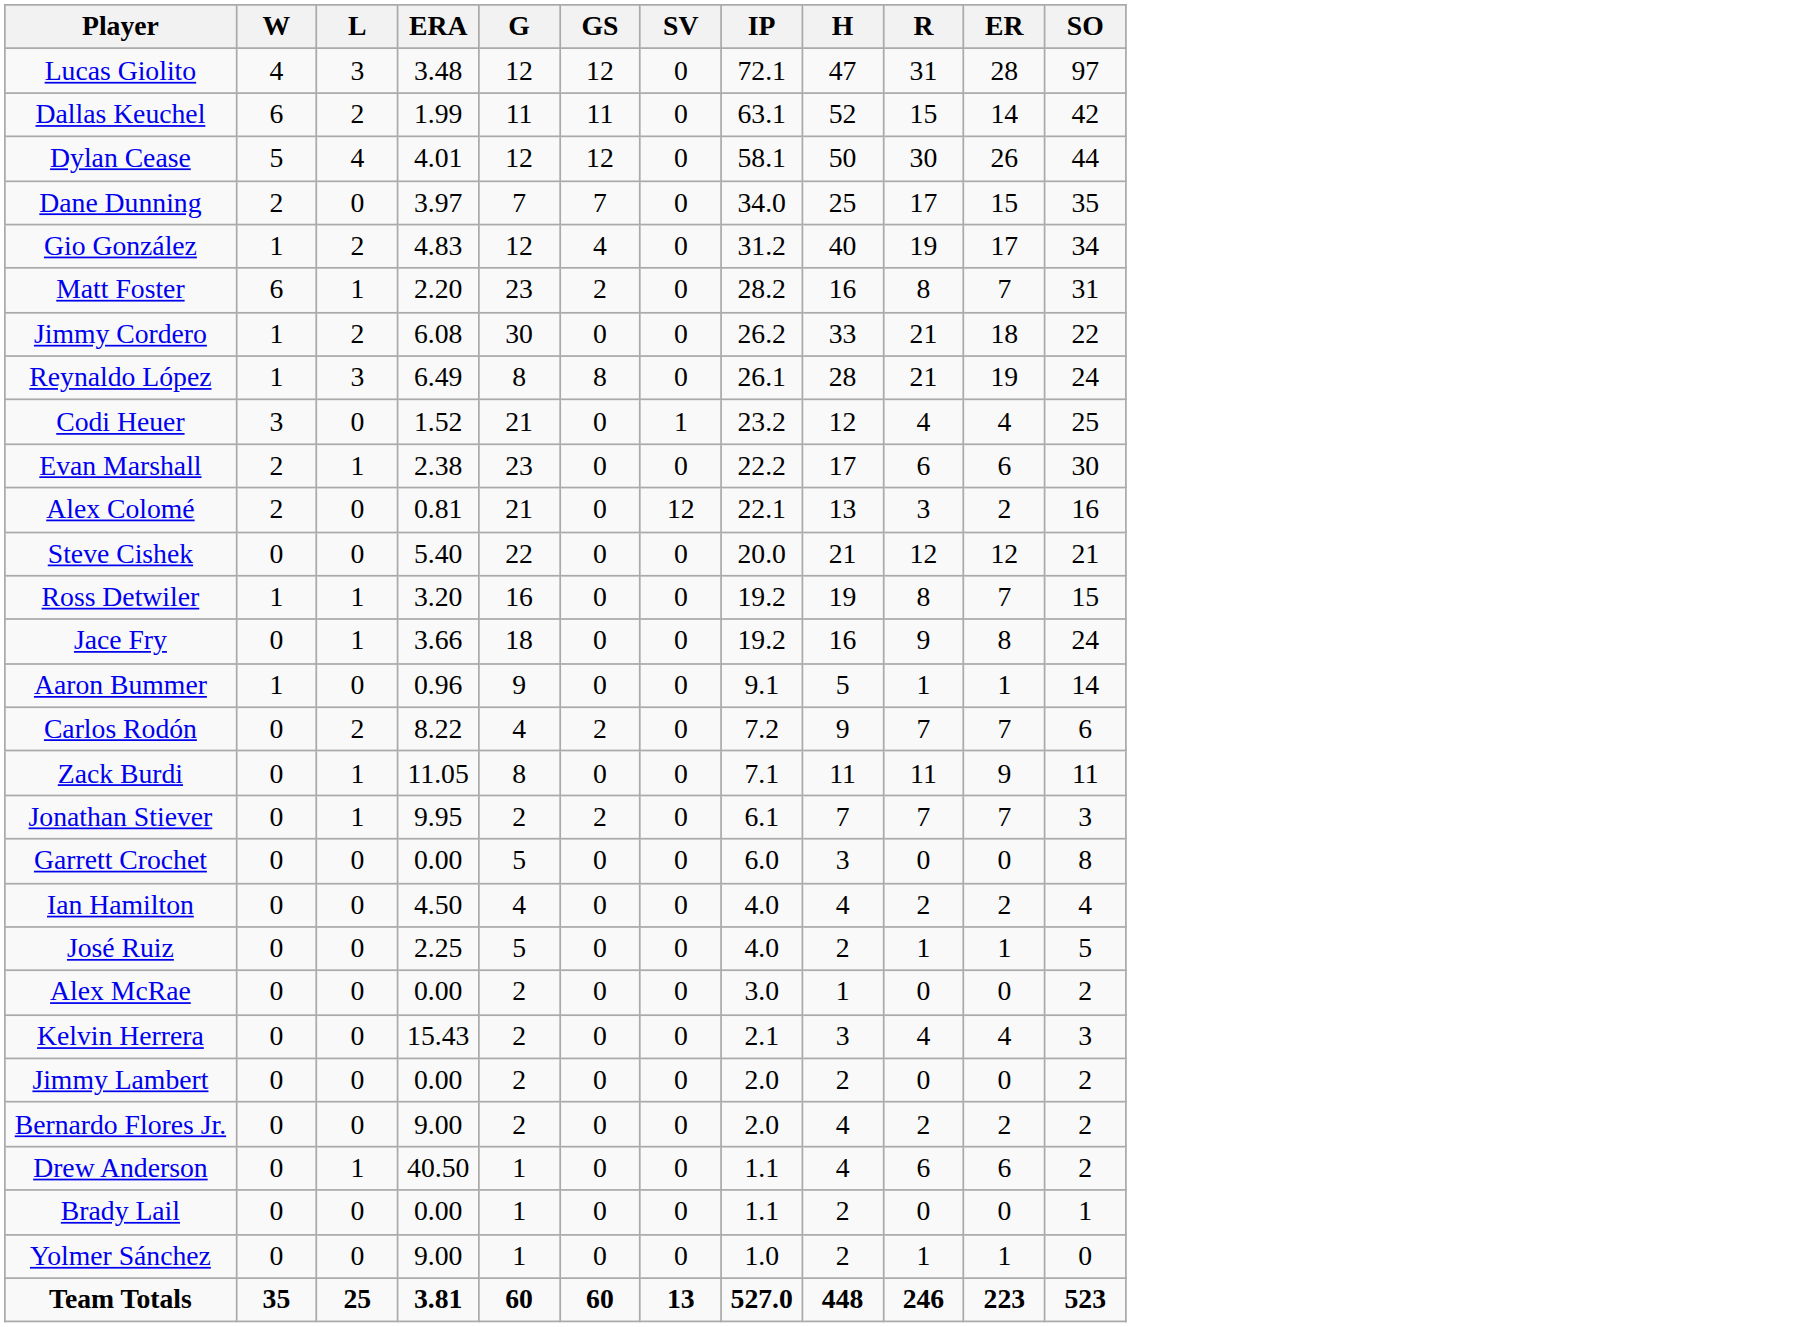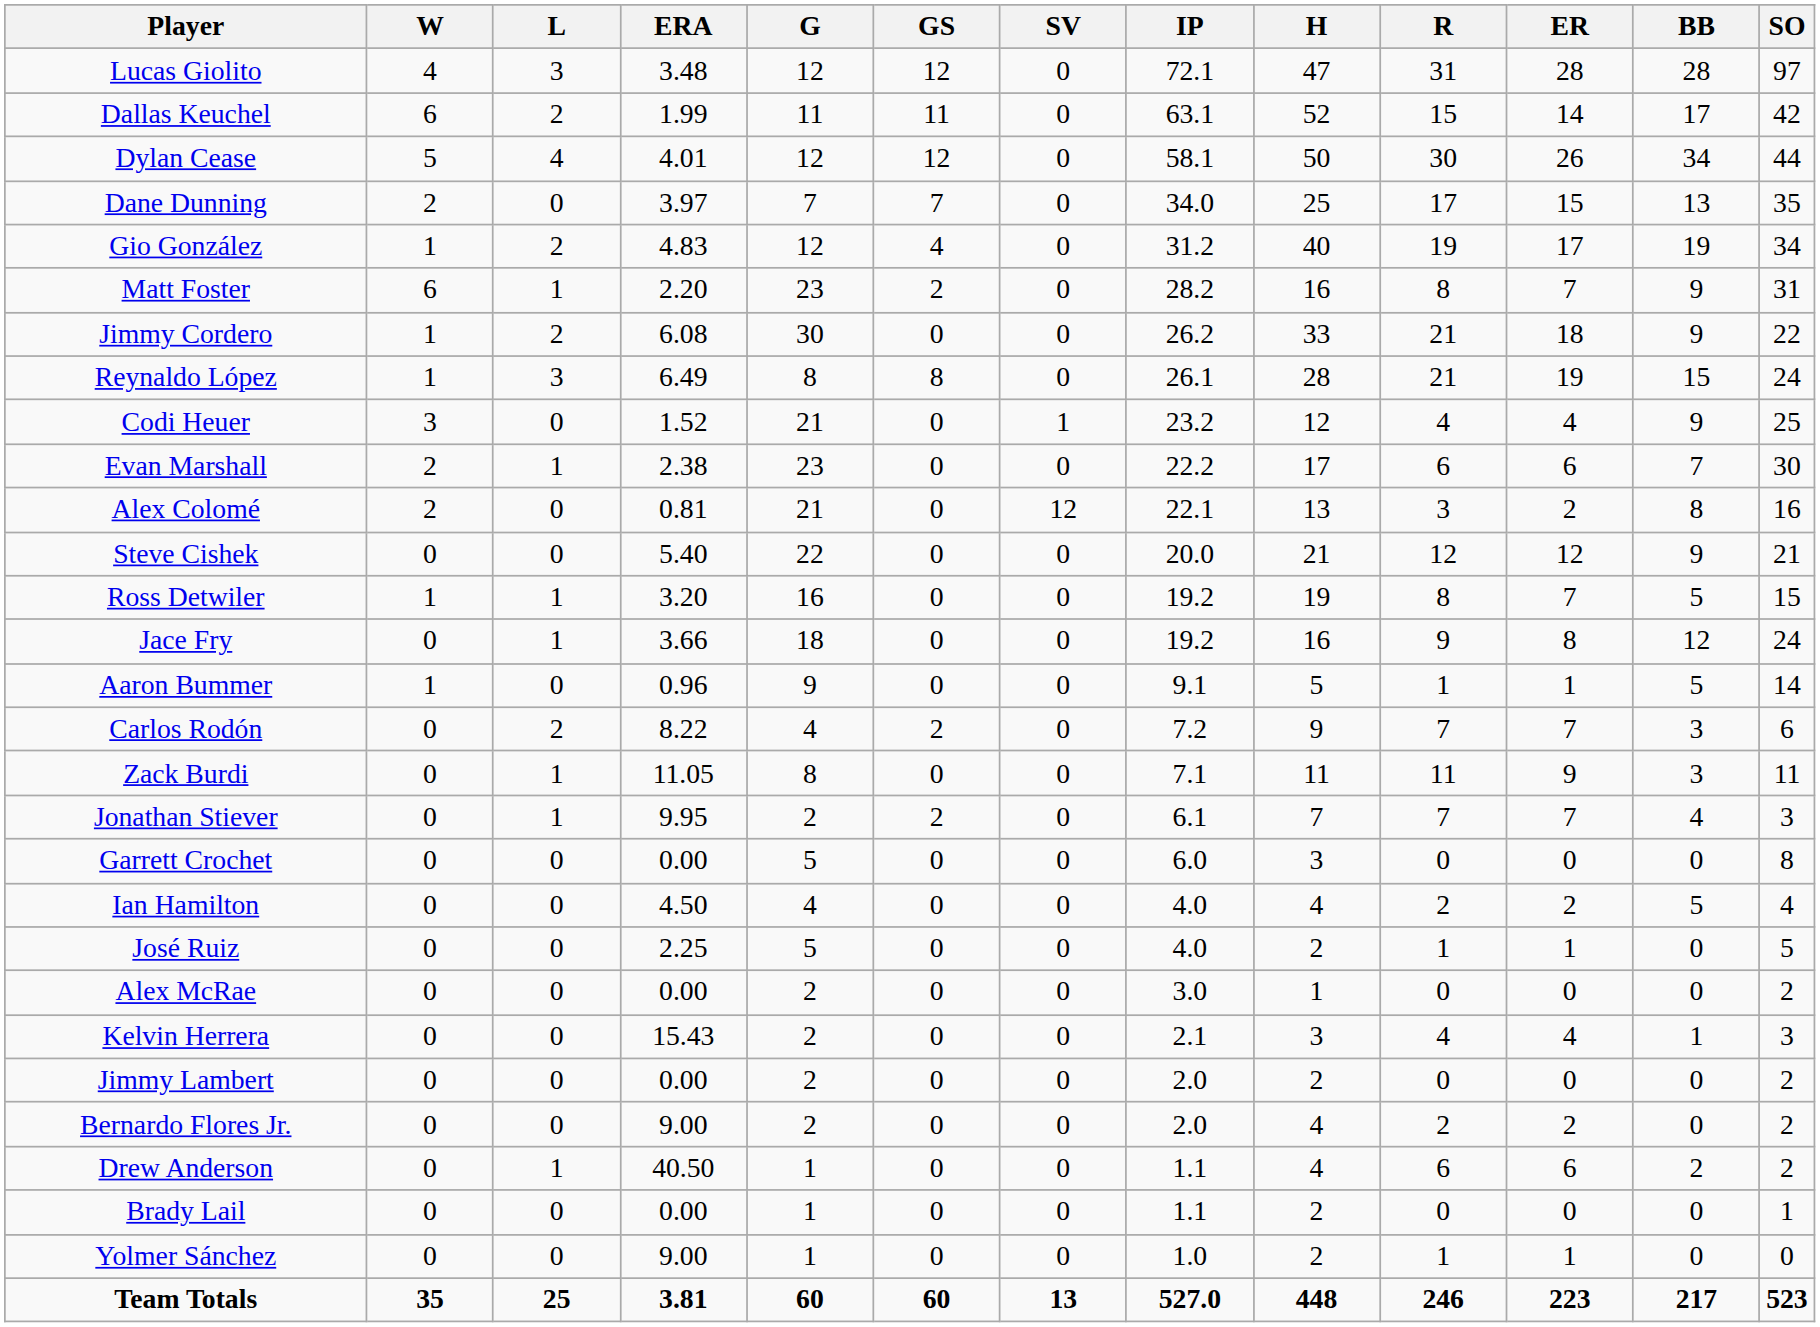+ column: (1696, 26)
